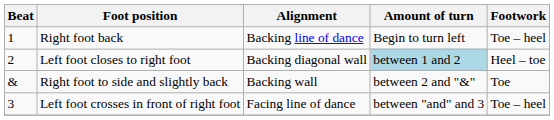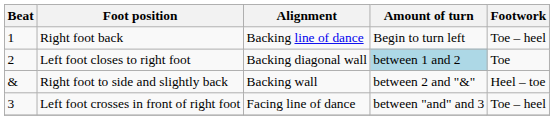(518, 60) Heel – toe -> (500, 60) Toe
(500, 82) Toe -> (518, 82) Heel – toe
